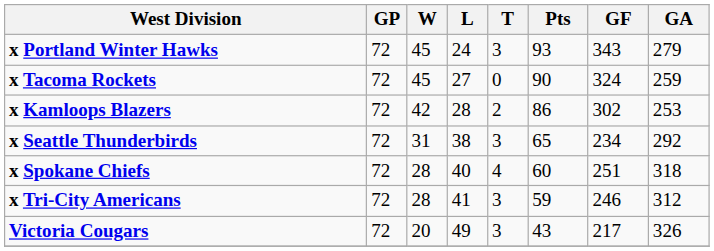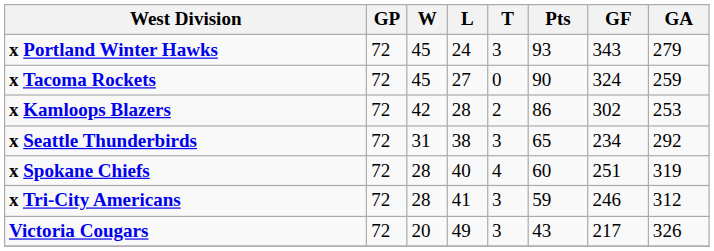(667, 170) 318 -> (667, 170) 319
